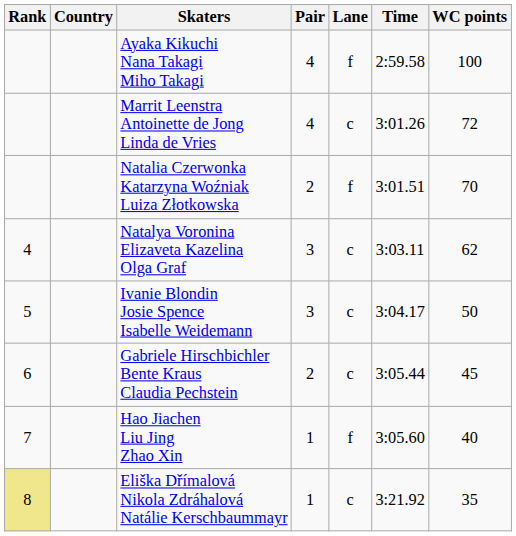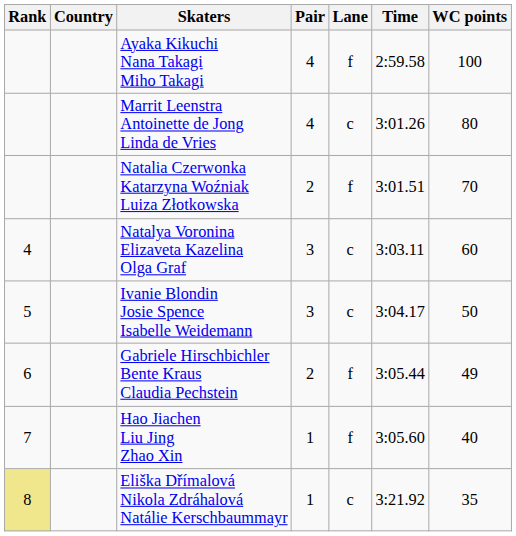(470, 124) 72 -> (470, 124) 80
(470, 249) 62 -> (470, 249) 60
(350, 374) c -> (350, 374) f
(470, 374) 45 -> (470, 374) 49
